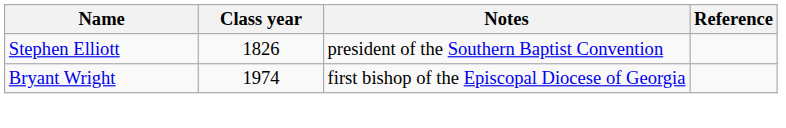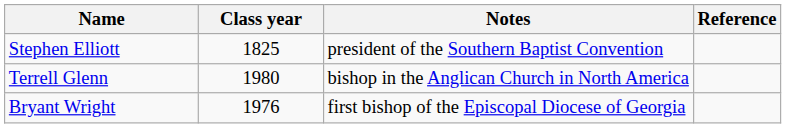(261, 48) 1826 -> (261, 48) 1825
+ row: (58, 78)
(261, 78) 1974 -> (261, 107) 1976
